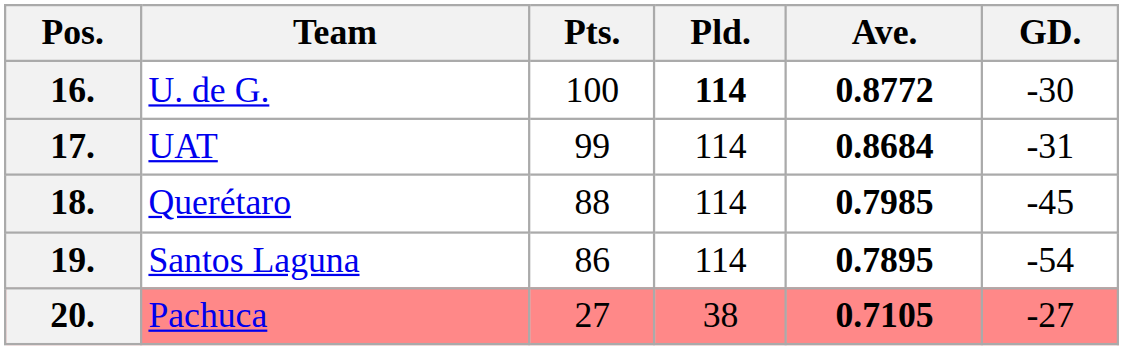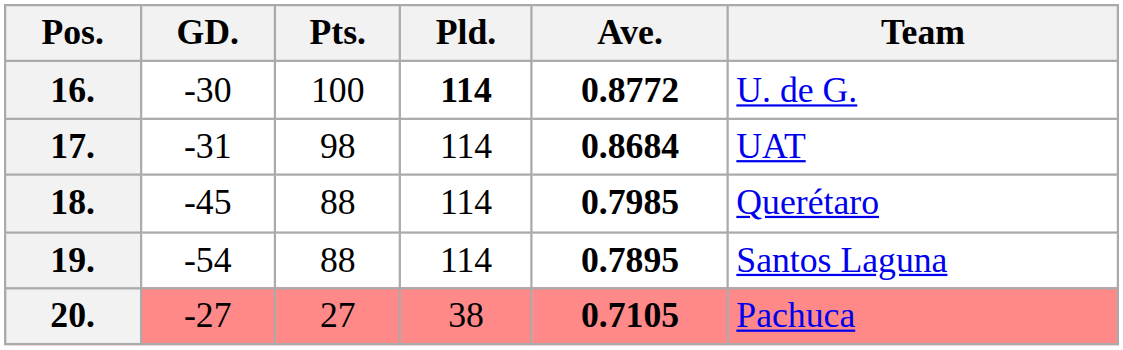columns swapped: (335, 32) <-> (1050, 32)
(592, 145) 99 -> (338, 145) 98
(592, 259) 86 -> (338, 259) 88
